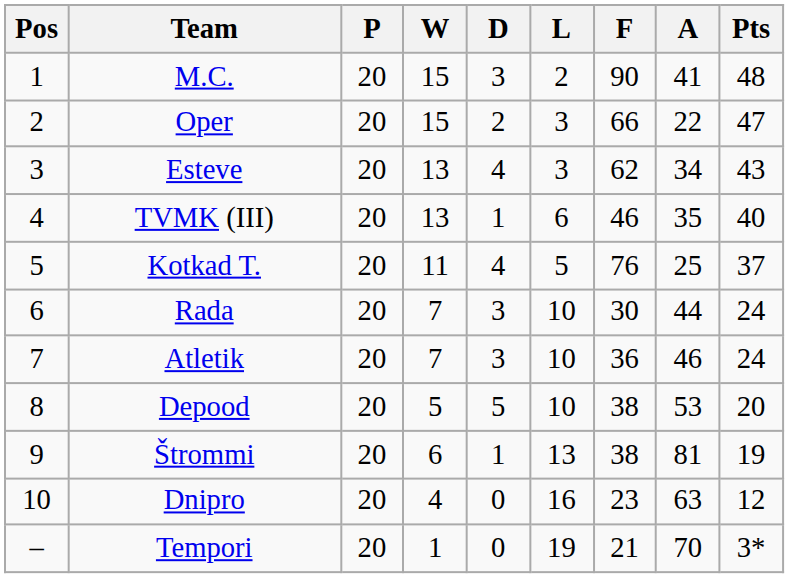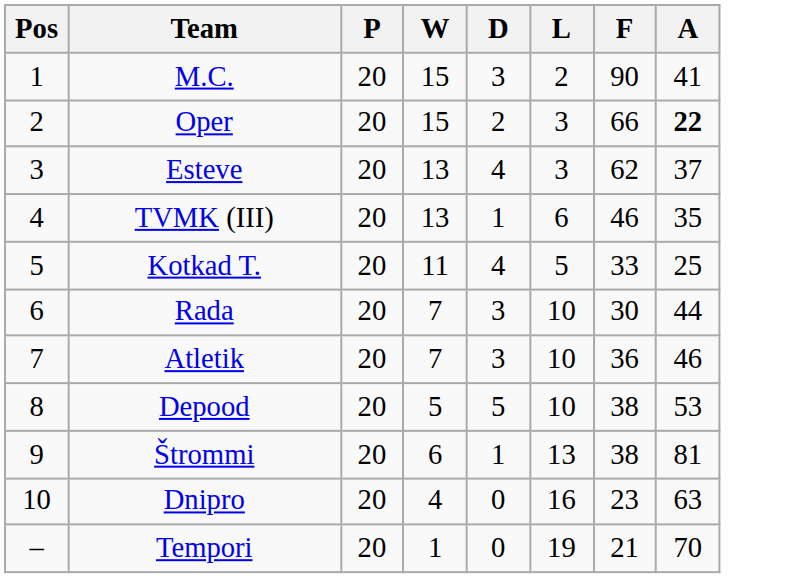- column: (751, 28)
(688, 123) normal -> (688, 123) bold
(688, 170) 34 -> (688, 170) 37
(625, 264) 76 -> (625, 264) 33
